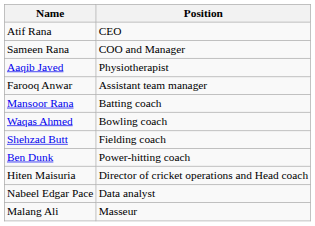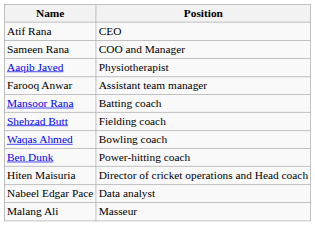rows swapped: (40, 121) <-> (37, 139)
